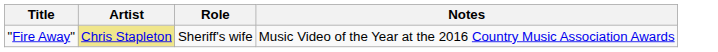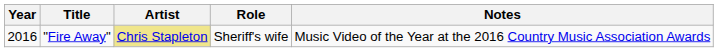+ column: (22, 15)
